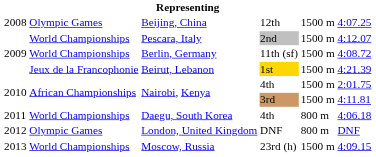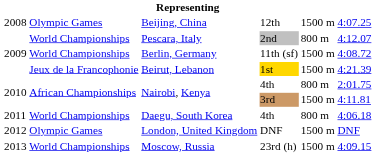(318, 38) 1500 m -> (315, 38) 800 m
(318, 84) 1500 m -> (315, 84) 800 m
(315, 130) 800 m -> (318, 130) 1500 m
